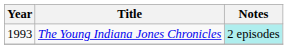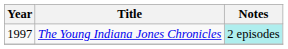(20, 34) 1993 -> (20, 34) 1997
